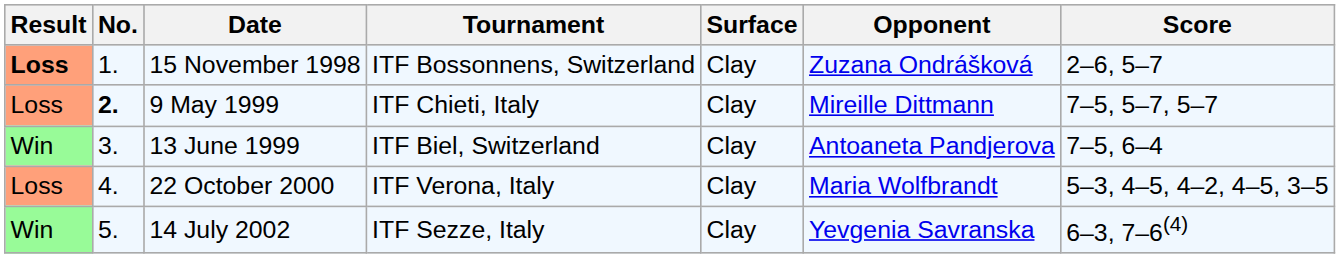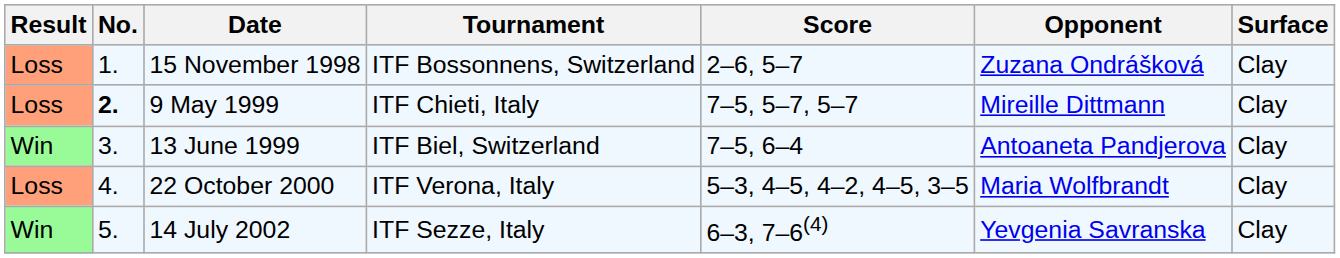columns swapped: (752, 24) <-> (1197, 24)
(40, 64) bold -> (37, 64) normal
